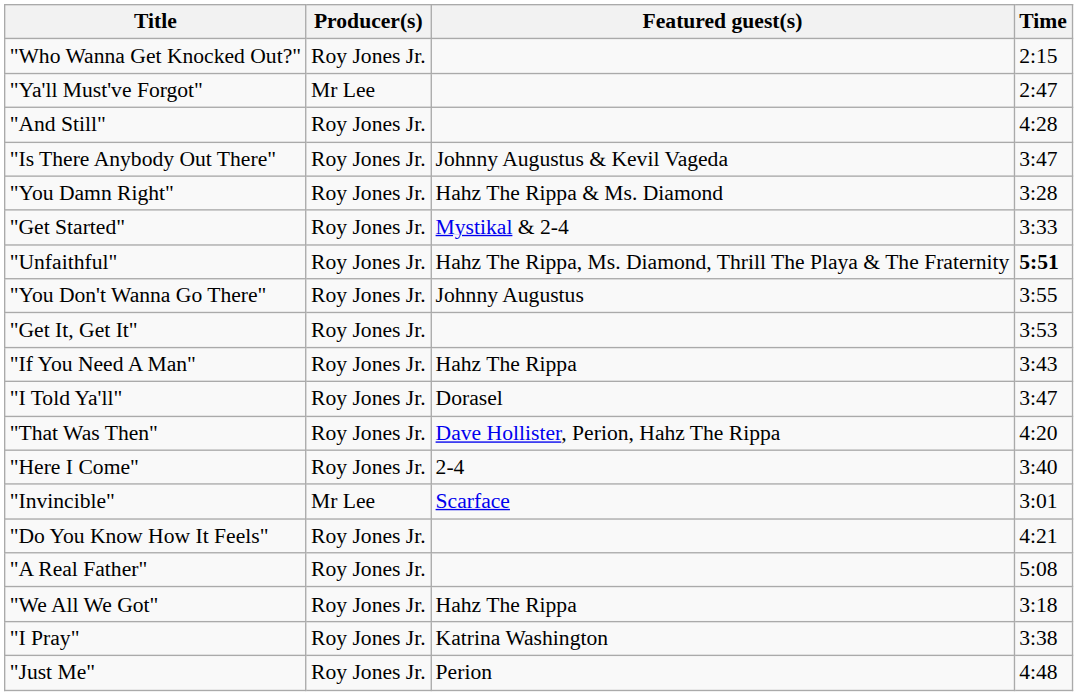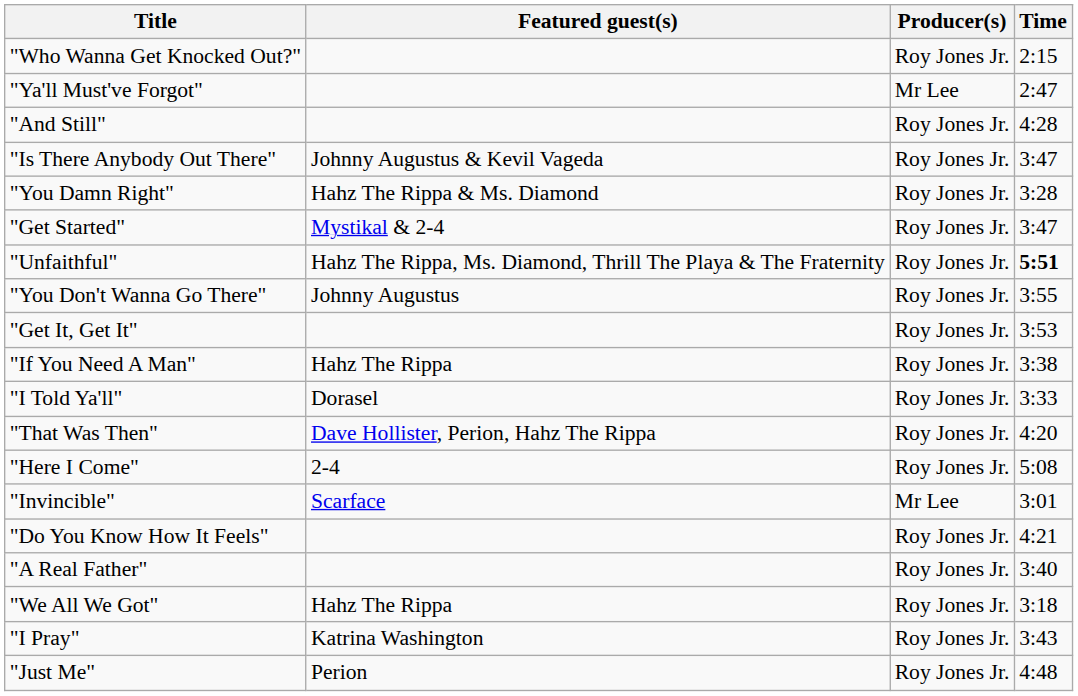columns swapped: (368, 21) <-> (722, 21)
(1038, 227) 3:33 -> (1038, 227) 3:47
(1038, 364) 3:43 -> (1038, 364) 3:38
(1038, 398) 3:47 -> (1038, 398) 3:33
(1038, 466) 3:40 -> (1038, 466) 5:08
(1038, 569) 5:08 -> (1038, 569) 3:40
(1038, 638) 3:38 -> (1038, 638) 3:43
